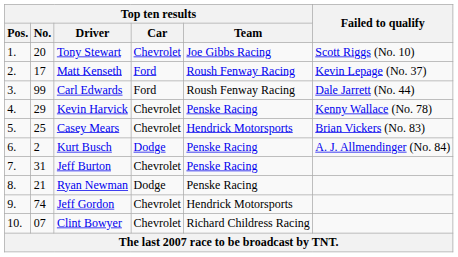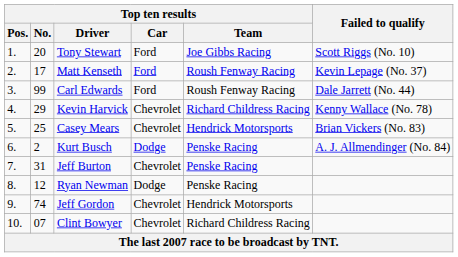(157, 52) Chevrolet -> (145, 52) Ford
(222, 109) Penske Racing -> (248, 109) Richard Childress Racing
(40, 185) 21 -> (40, 185) 12
